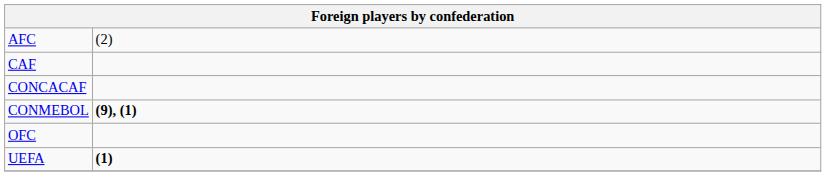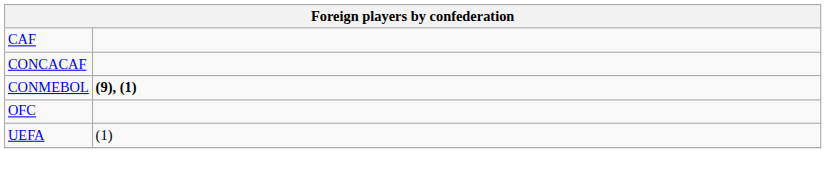- row: (22, 39)
(104, 158) bold -> (104, 134) normal
